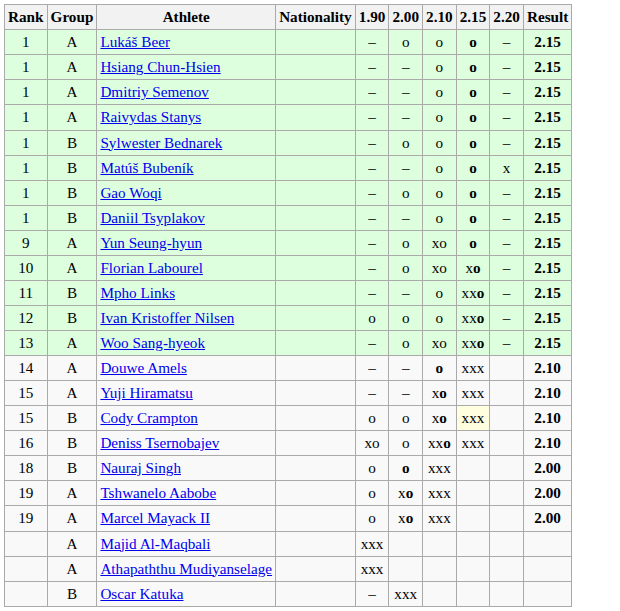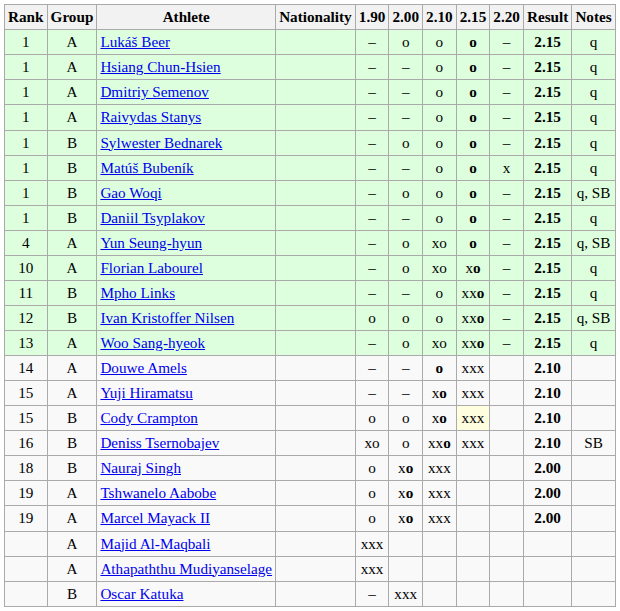+ column: (594, 17)
(26, 242) 9 -> (26, 242) 4
(406, 468) o -> (406, 468) xo
